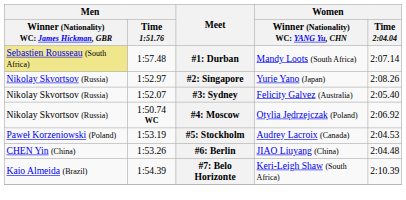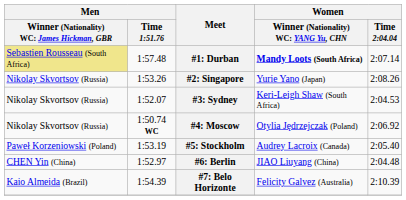(307, 58) normal -> (309, 58) bold
(152, 79) 1:52.97 -> (152, 79) 1:53.26
(305, 94) Felicity Galvez (Australia) -> (302, 100) Keri-Leigh Shaw (South Africa)
(385, 94) 2:05.40 -> (385, 100) 2:04.53
(385, 135) 2:04.53 -> (385, 146) 2:05.40
(152, 151) 1:53.26 -> (152, 161) 1:52.97
(302, 171) Keri-Leigh Shaw (South Africa) -> (305, 182) Felicity Galvez (Australia)
